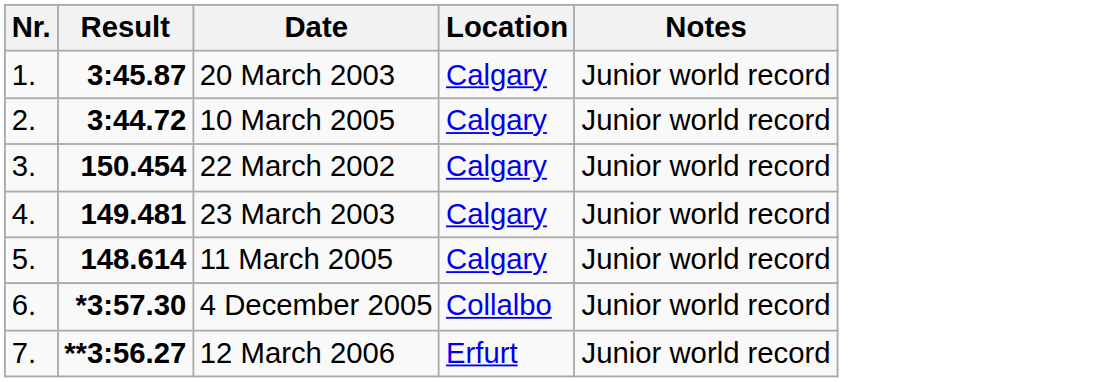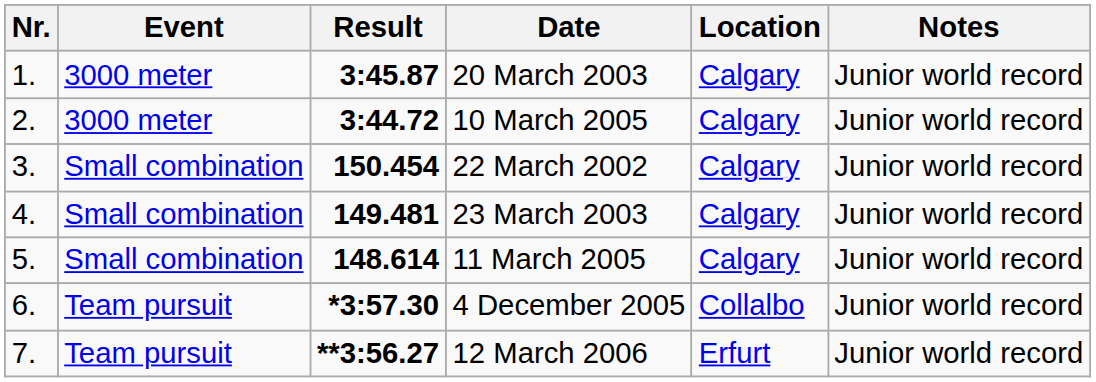+ column: (184, 27)
